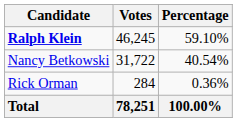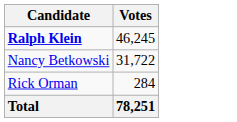- column: (195, 15)
